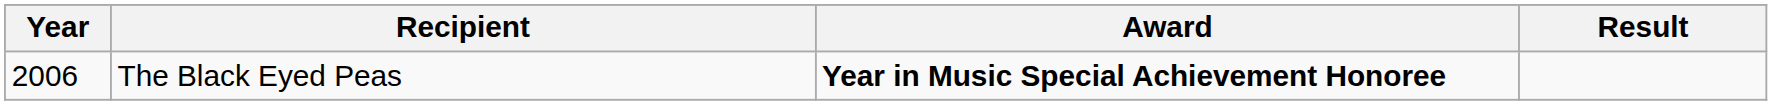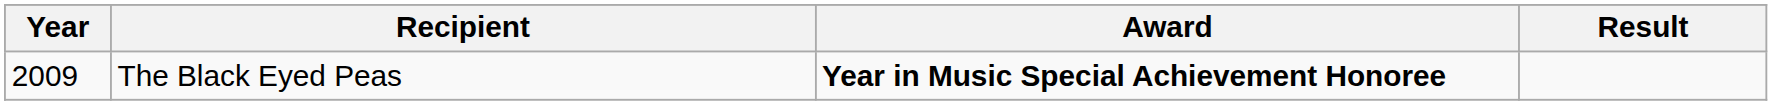(45, 75) 2006 -> (45, 75) 2009
